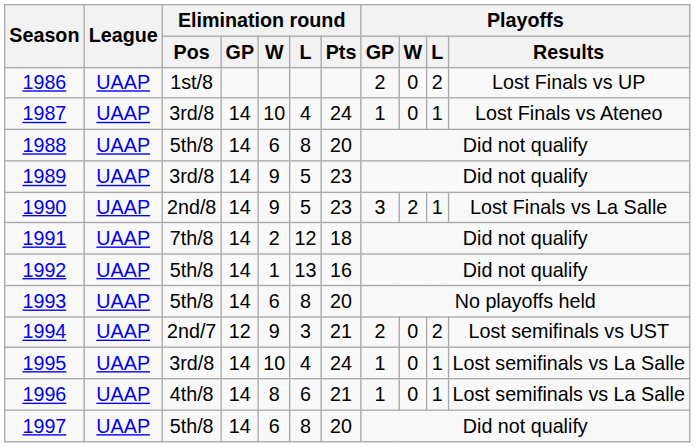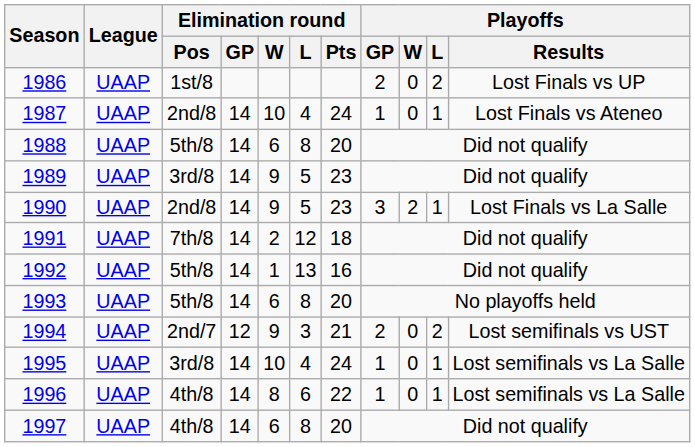(192, 114) 3rd/8 -> (192, 114) 2nd/8
(341, 395) 21 -> (341, 395) 22
(192, 426) 5th/8 -> (192, 426) 4th/8
